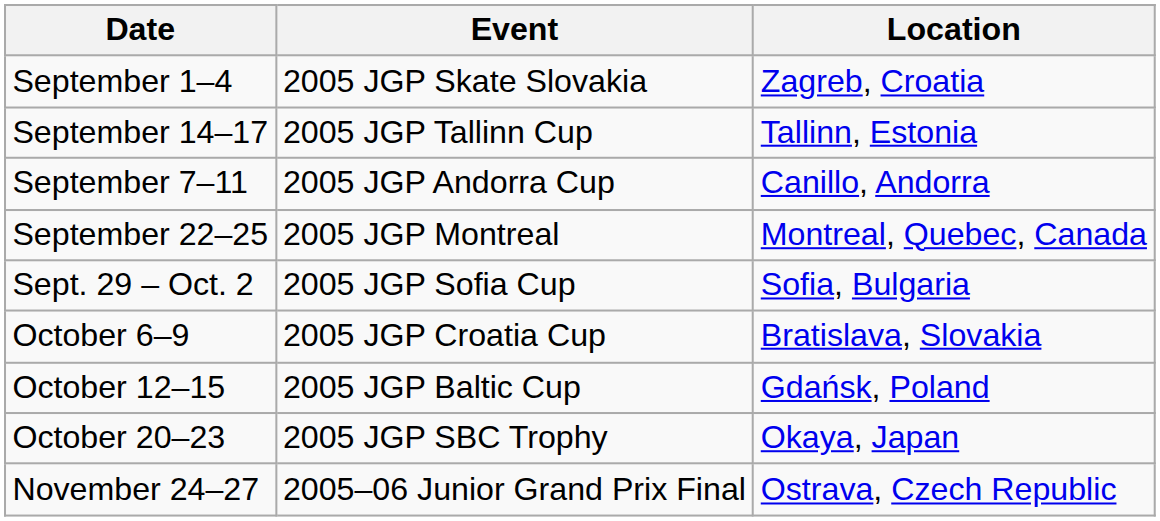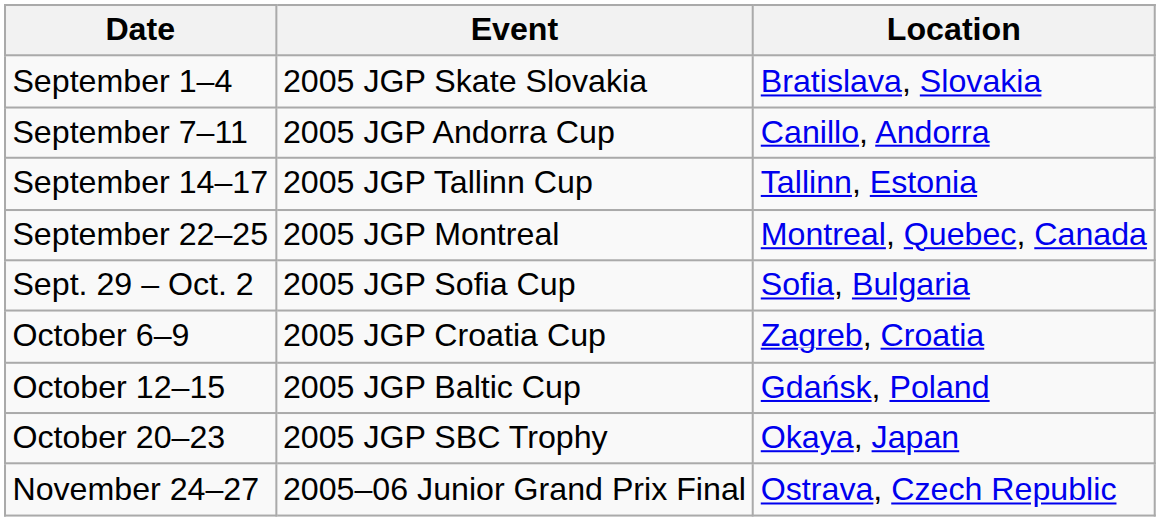(872, 81) Zagreb, Croatia -> (901, 81) Bratislava, Slovakia
rows swapped: (130, 183) <-> (140, 132)
(901, 336) Bratislava, Slovakia -> (872, 336) Zagreb, Croatia
